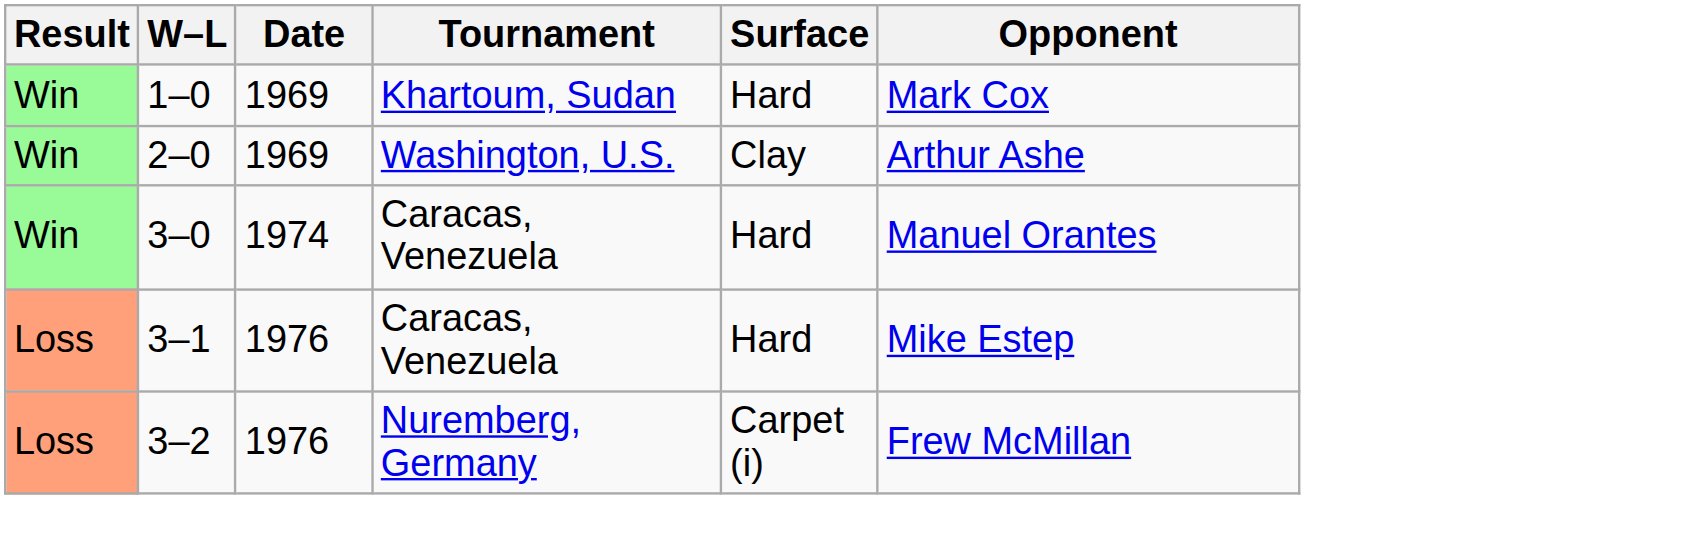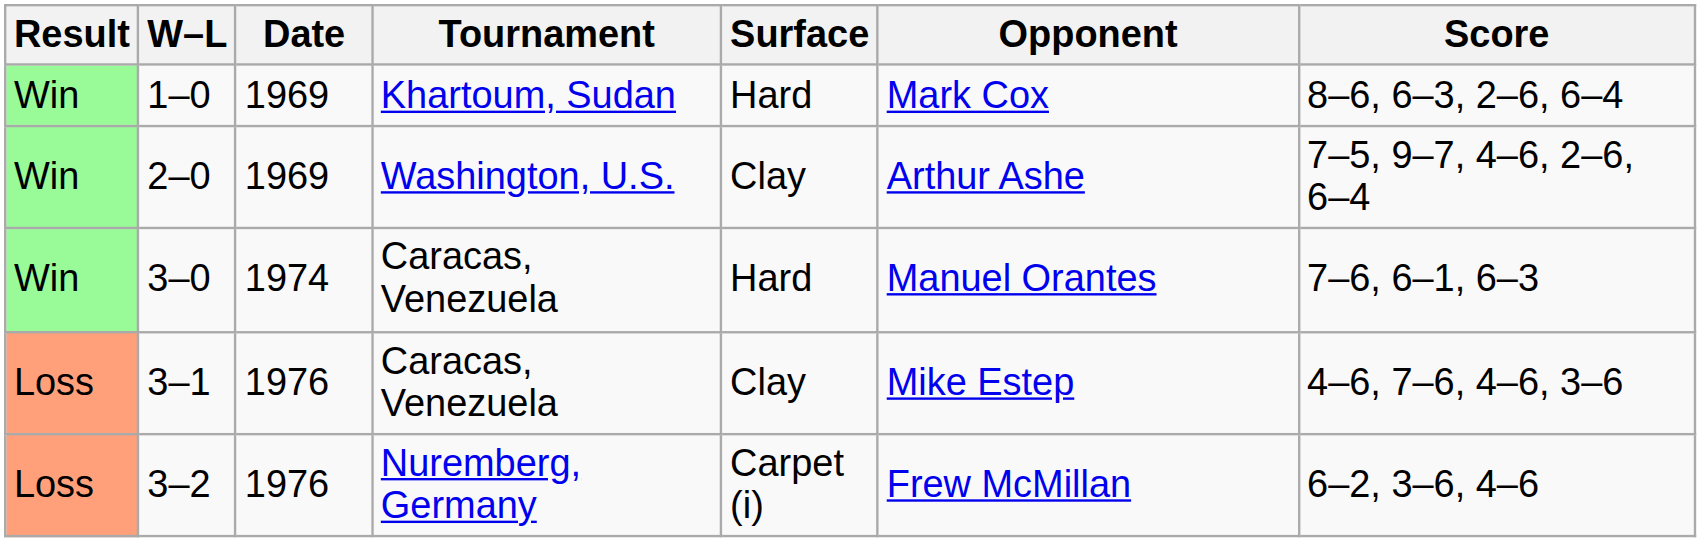+ column: (1497, 34)
(771, 339) Hard -> (768, 381) Clay
